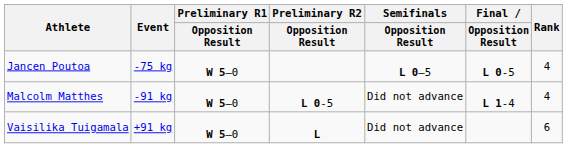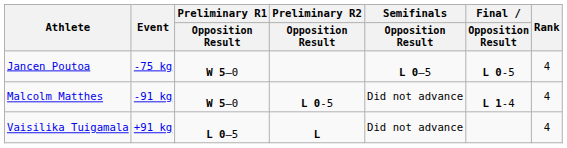(222, 134) W 5–0 -> (222, 134) L 0–5
(547, 127) 6 -> (547, 127) 4
